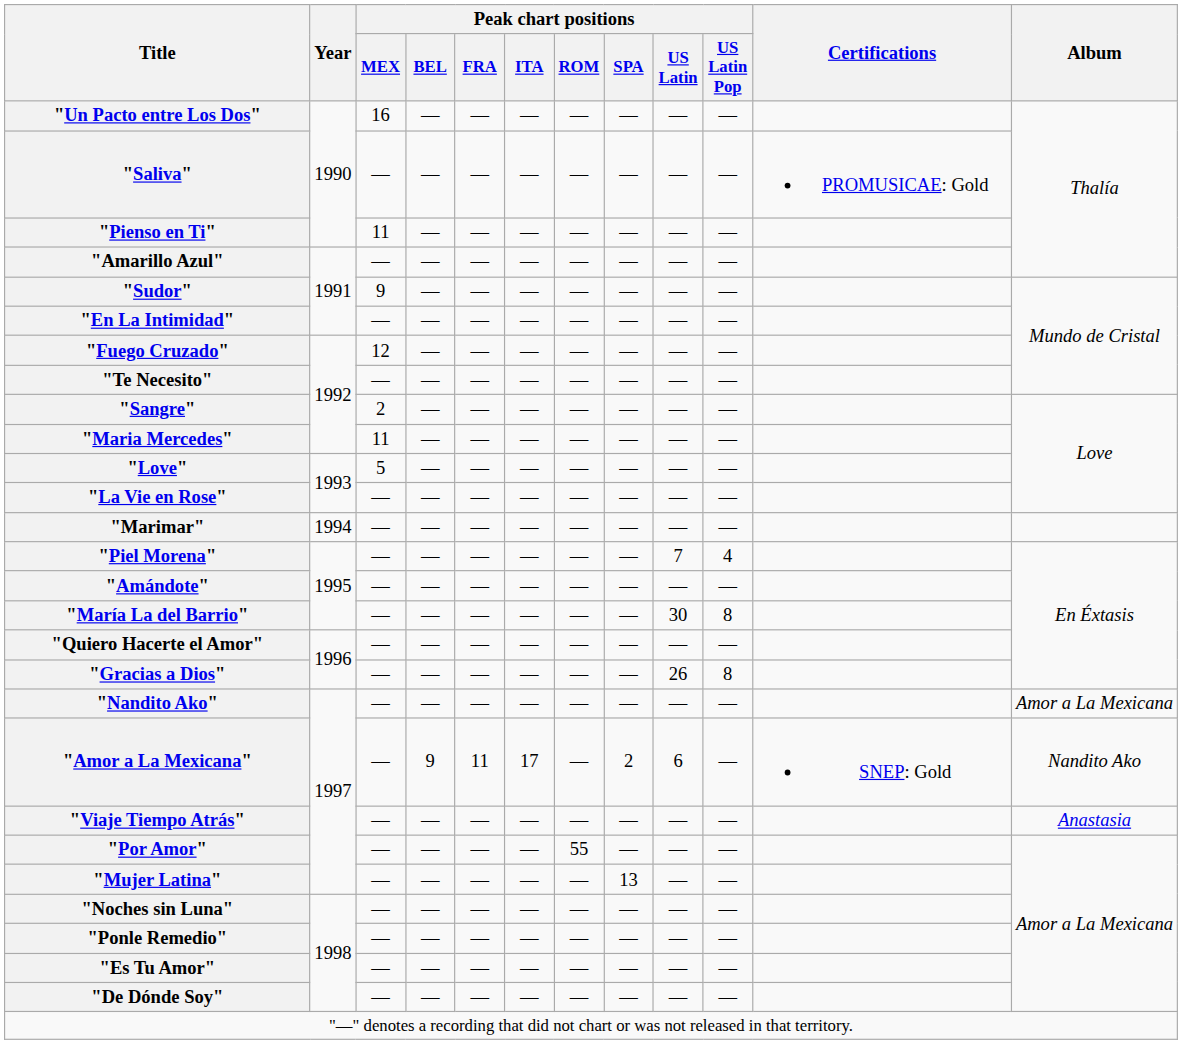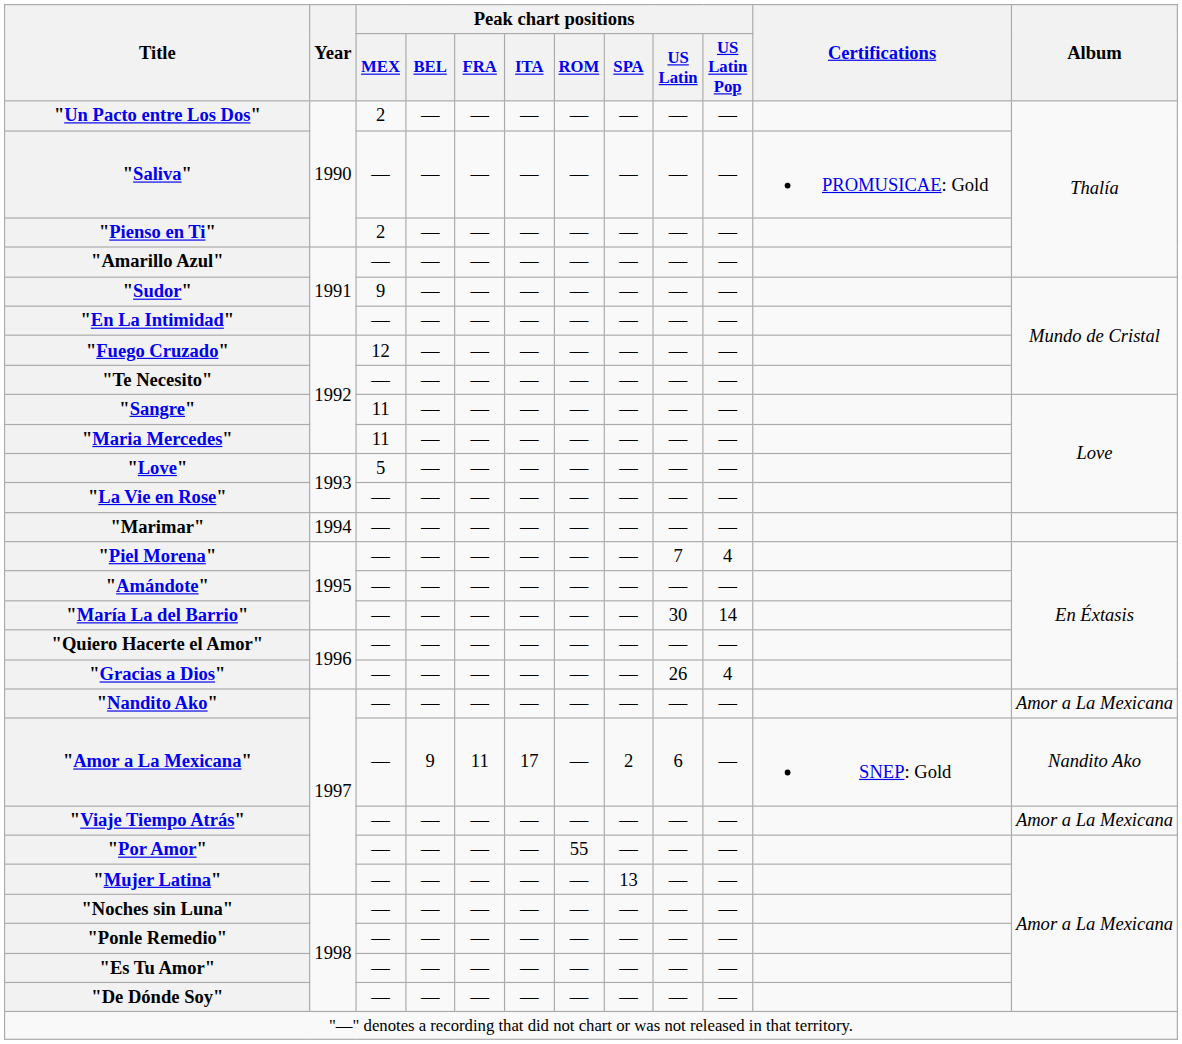(381, 115) 16 -> (381, 115) 2
(381, 232) 11 -> (381, 232) 2
(381, 409) 2 -> (381, 409) 11
(728, 615) 8 -> (728, 615) 14
(728, 674) 8 -> (728, 674) 4
(1094, 820) Anastasia -> (1094, 820) Amor a La Mexicana
